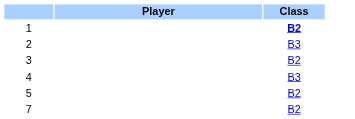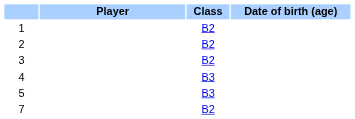+ column: (291, 11)
(294, 28) bold -> (208, 28) normal
(294, 44) B3 -> (208, 44) B2
(294, 93) B2 -> (208, 93) B3
